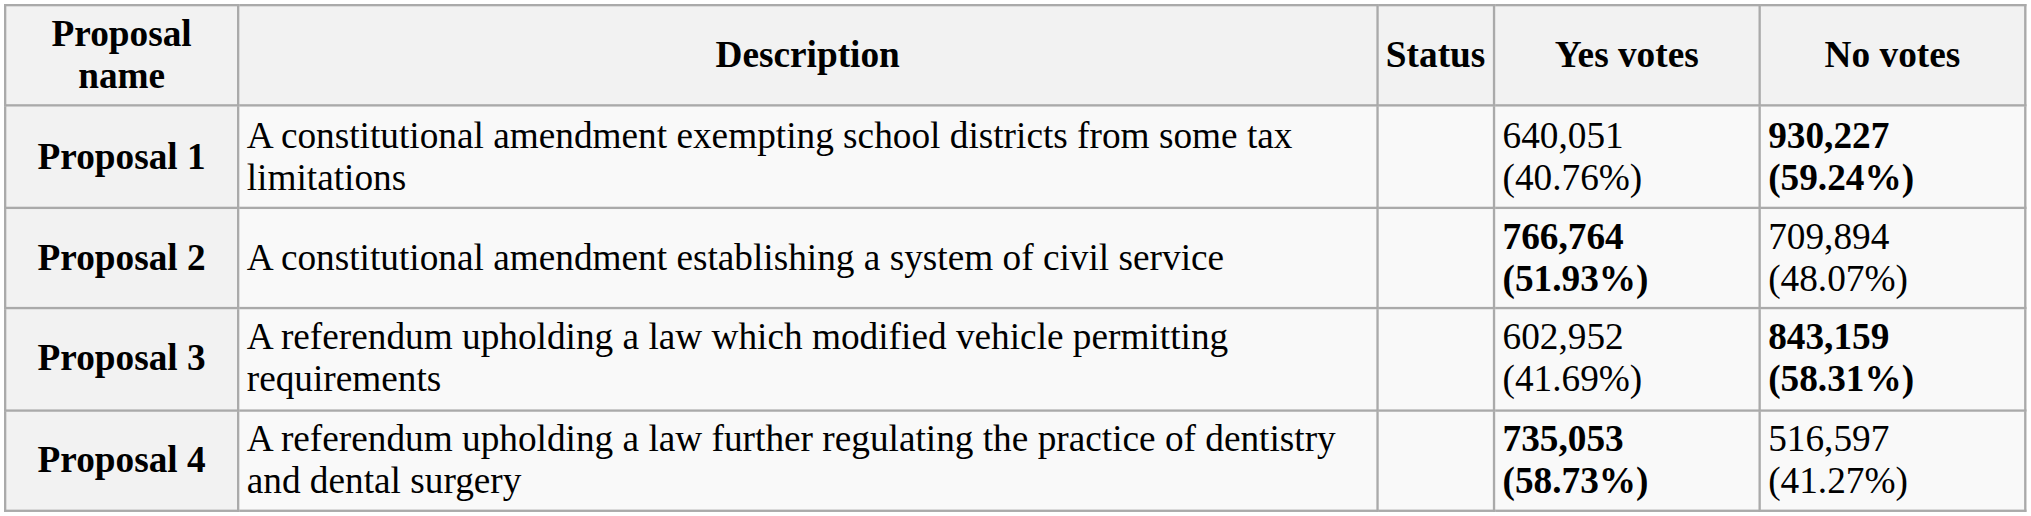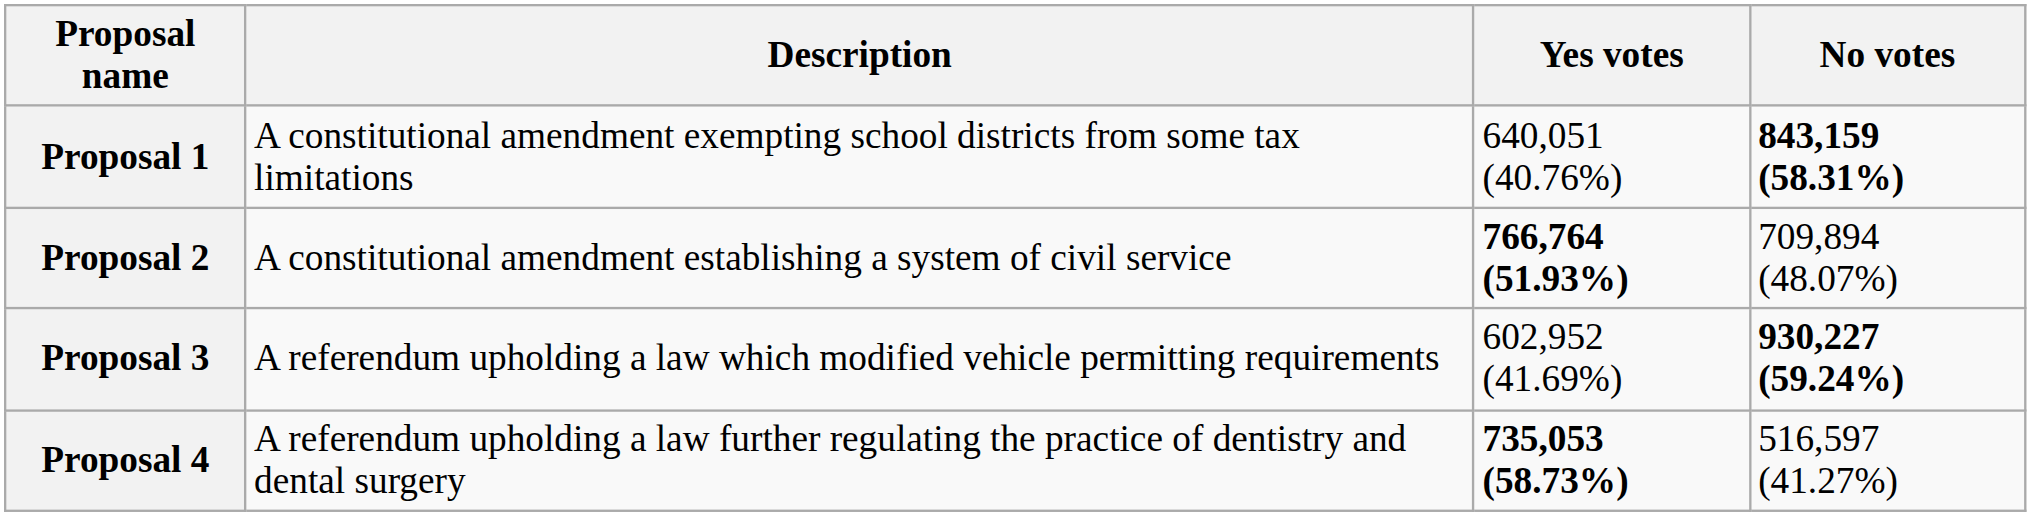- column: (1436, 55)
(1841, 156) 930,227 (59.24%) -> (1831, 156) 843,159 (58.31%)
(1841, 358) 843,159 (58.31%) -> (1831, 358) 930,227 (59.24%)
